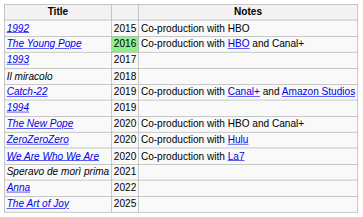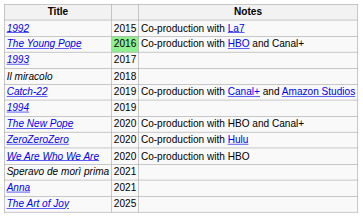(195, 28) Co-production with HBO -> (193, 28) Co-production with La7
(193, 156) Co-production with La7 -> (195, 156) Co-production with HBO
(125, 188) 2022 -> (125, 188) 2021
